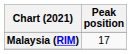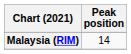(104, 40) 17 -> (104, 40) 14
